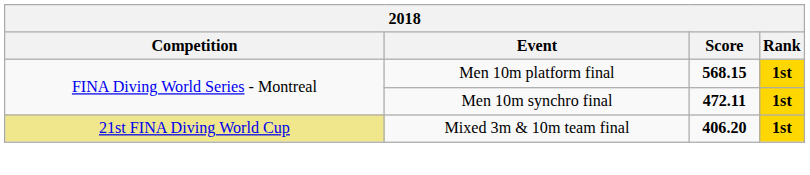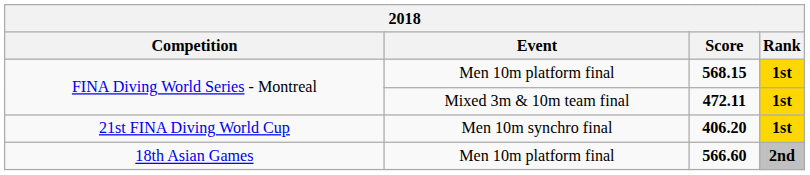(537, 100) Men 10m synchro final -> (537, 100) Mixed 3m & 10m team final
(194, 128) khaki background -> (194, 128) no background
(537, 128) Mixed 3m & 10m team final -> (537, 128) Men 10m synchro final
+ row: (724, 155)
